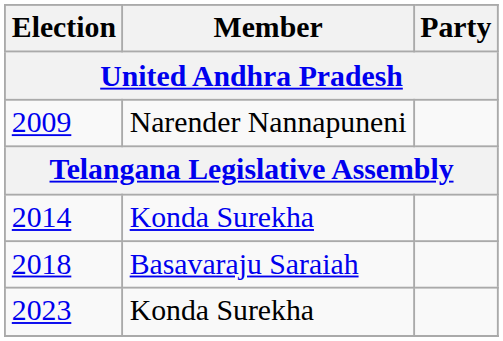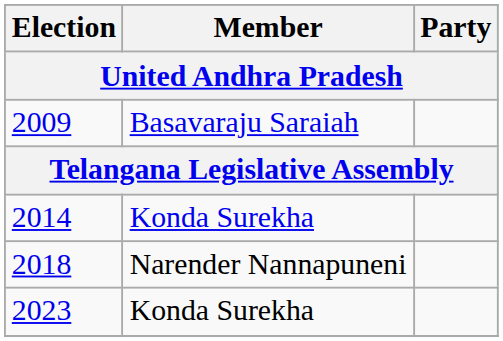(268, 122) Narender Nannapuneni -> (244, 122) Basavaraju Saraiah
(244, 264) Basavaraju Saraiah -> (268, 264) Narender Nannapuneni
